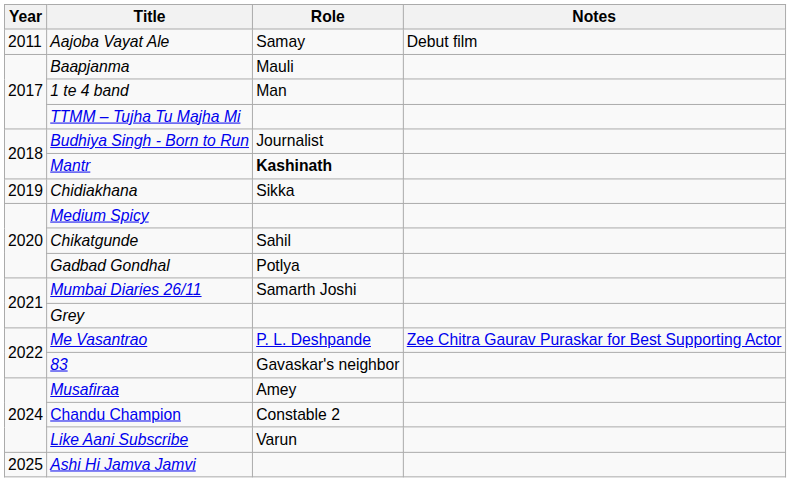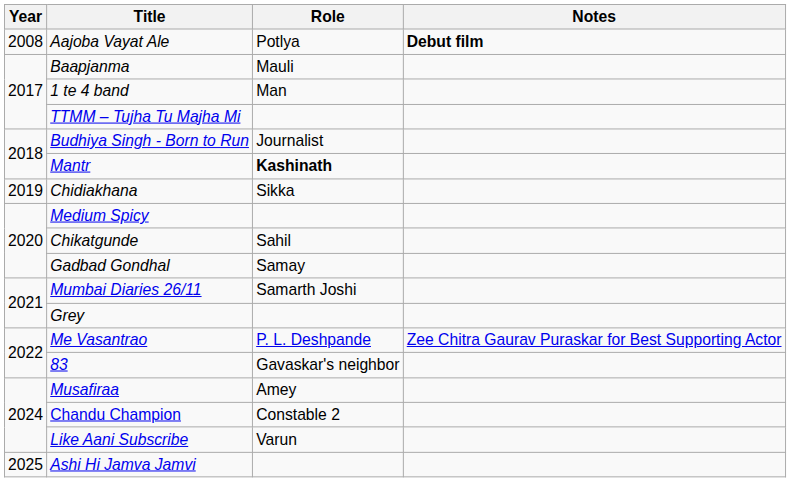(25, 41) 2011 -> (26, 41) 2008
(281, 41) Samay -> (278, 41) Potlya
(442, 41) normal -> (445, 41) bold
(278, 265) Potlya -> (281, 265) Samay
